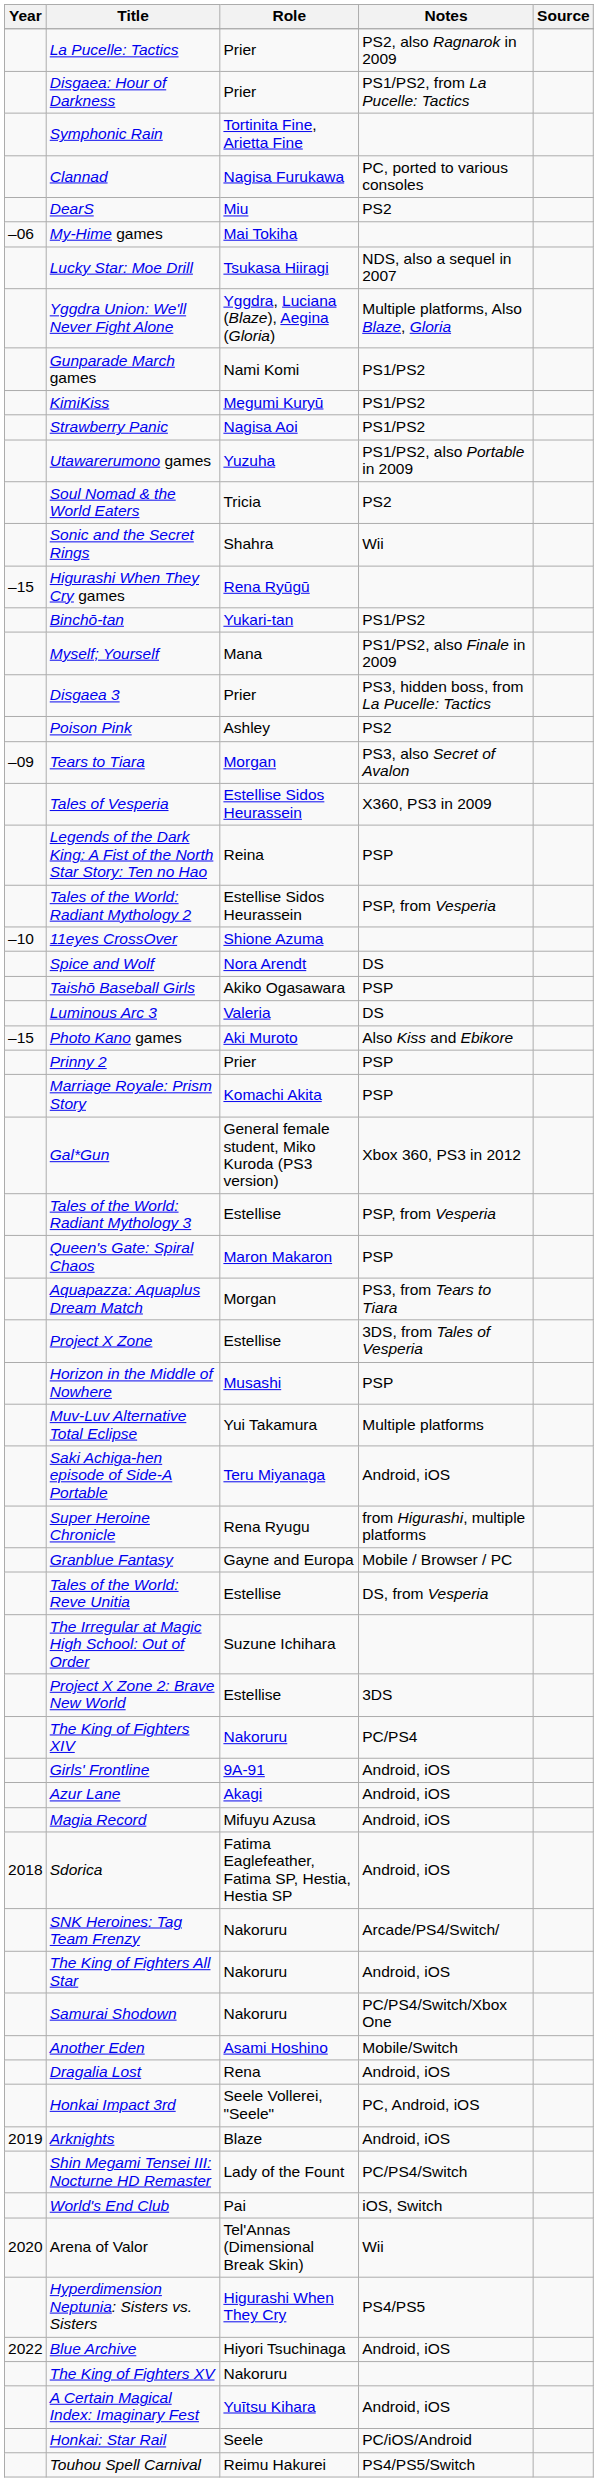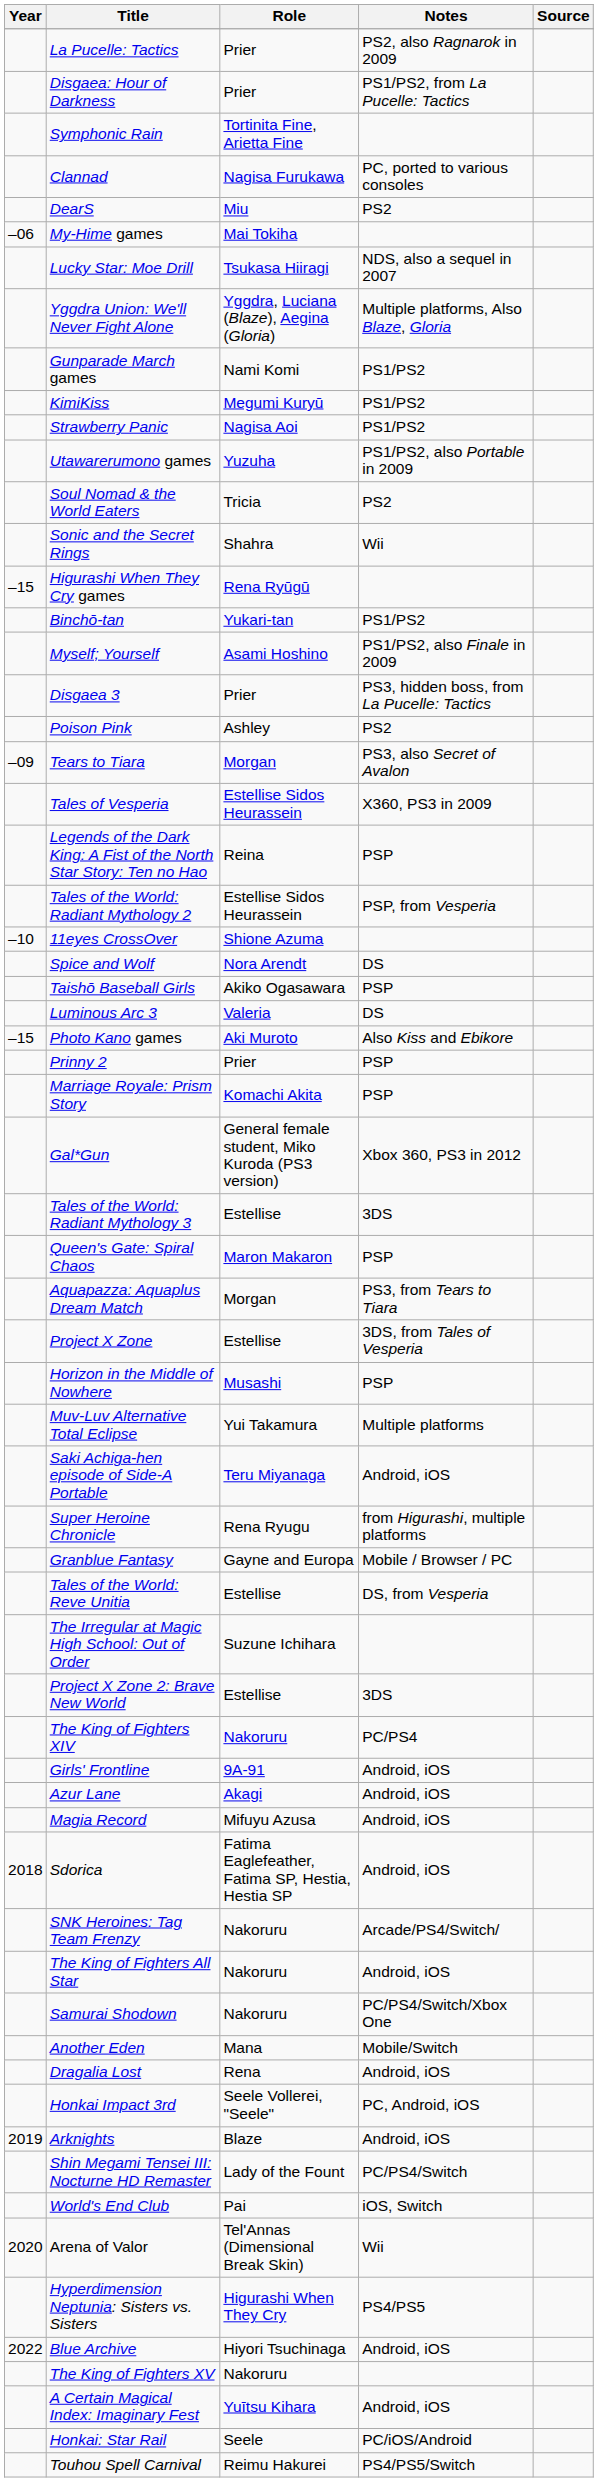(243, 653) Mana -> (276, 653) Asami Hoshino
(429, 1214) PSP, from Vesperia -> (377, 1214) 3DS
(276, 2047) Asami Hoshino -> (243, 2047) Mana
